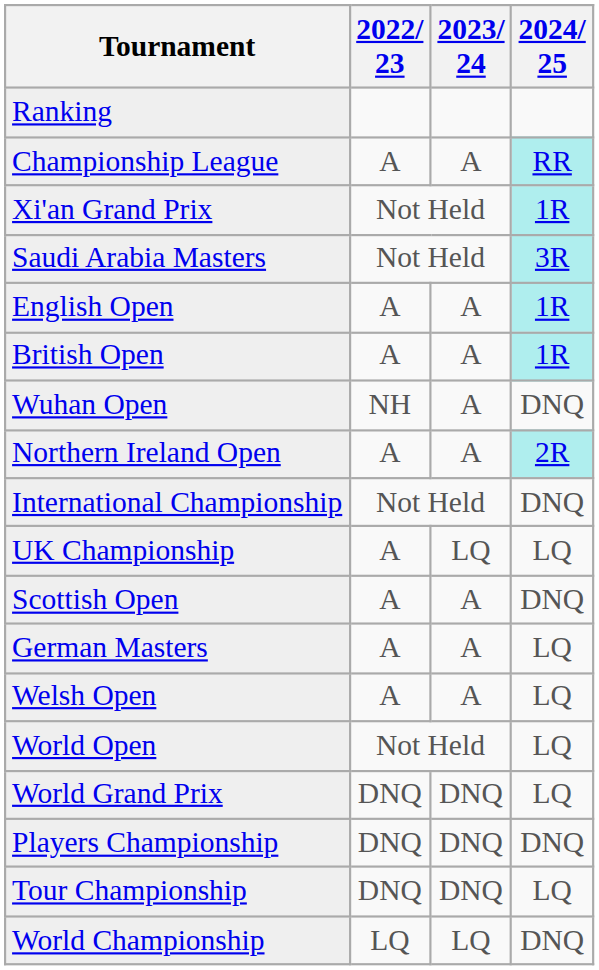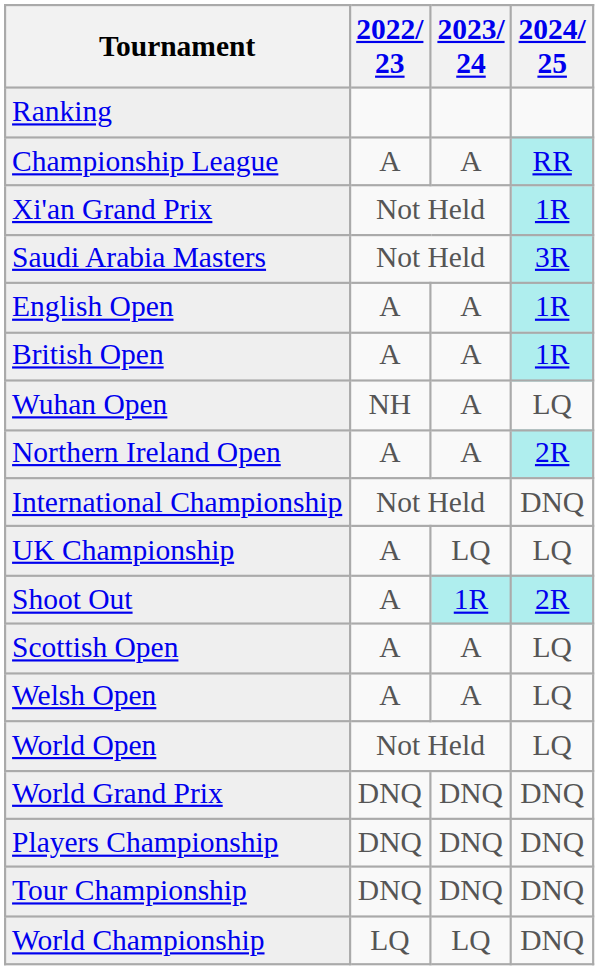(552, 403) DNQ -> (552, 403) LQ
+ row: (72, 598)
(552, 598) DNQ -> (552, 647) LQ
- row: (110, 647)
(552, 793) LQ -> (552, 793) DNQ
(552, 890) LQ -> (552, 890) DNQ
